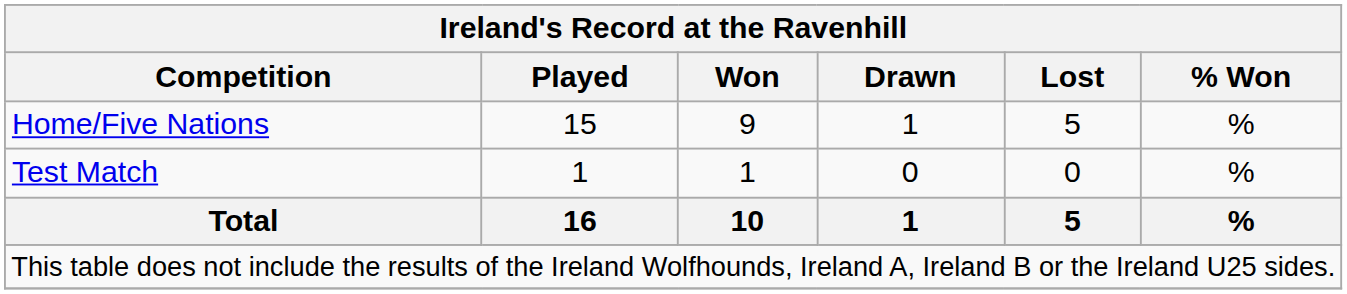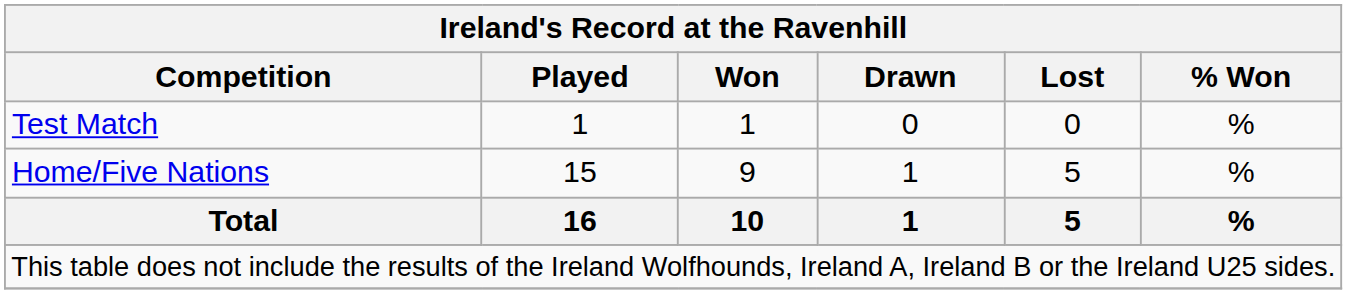rows swapped: (85, 172) <-> (140, 124)
